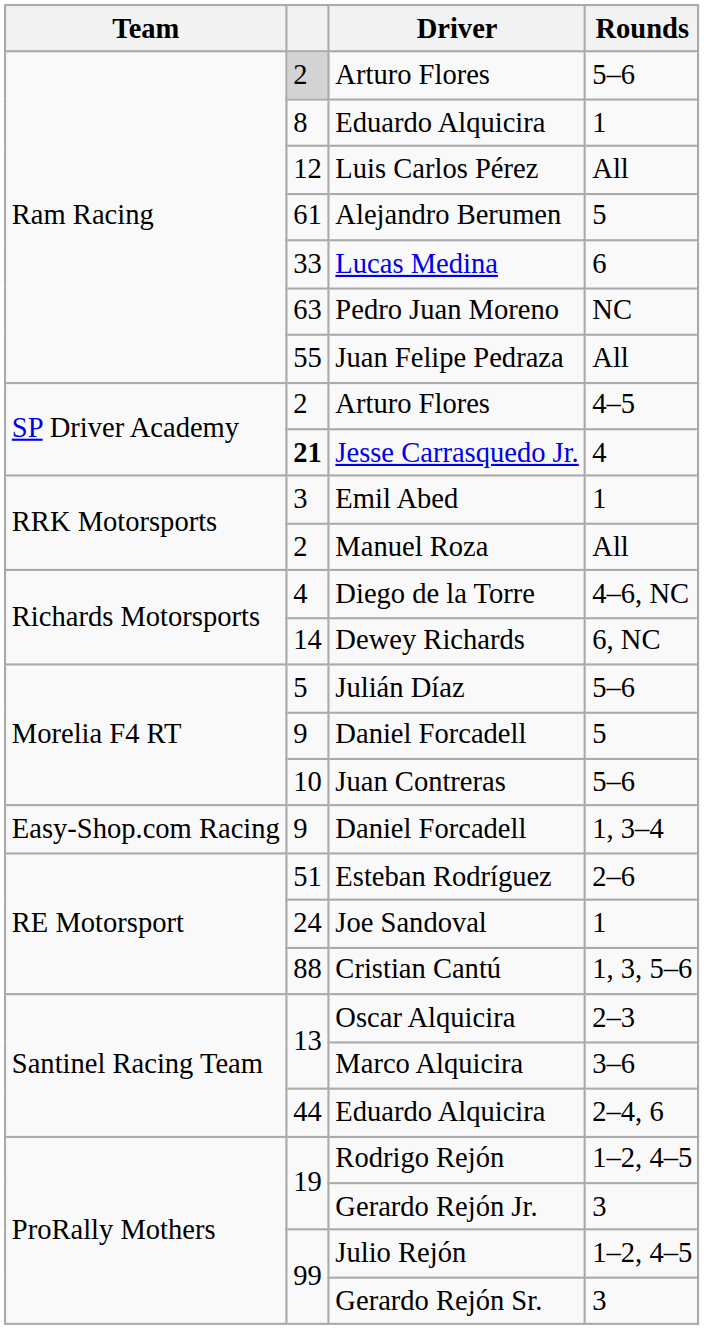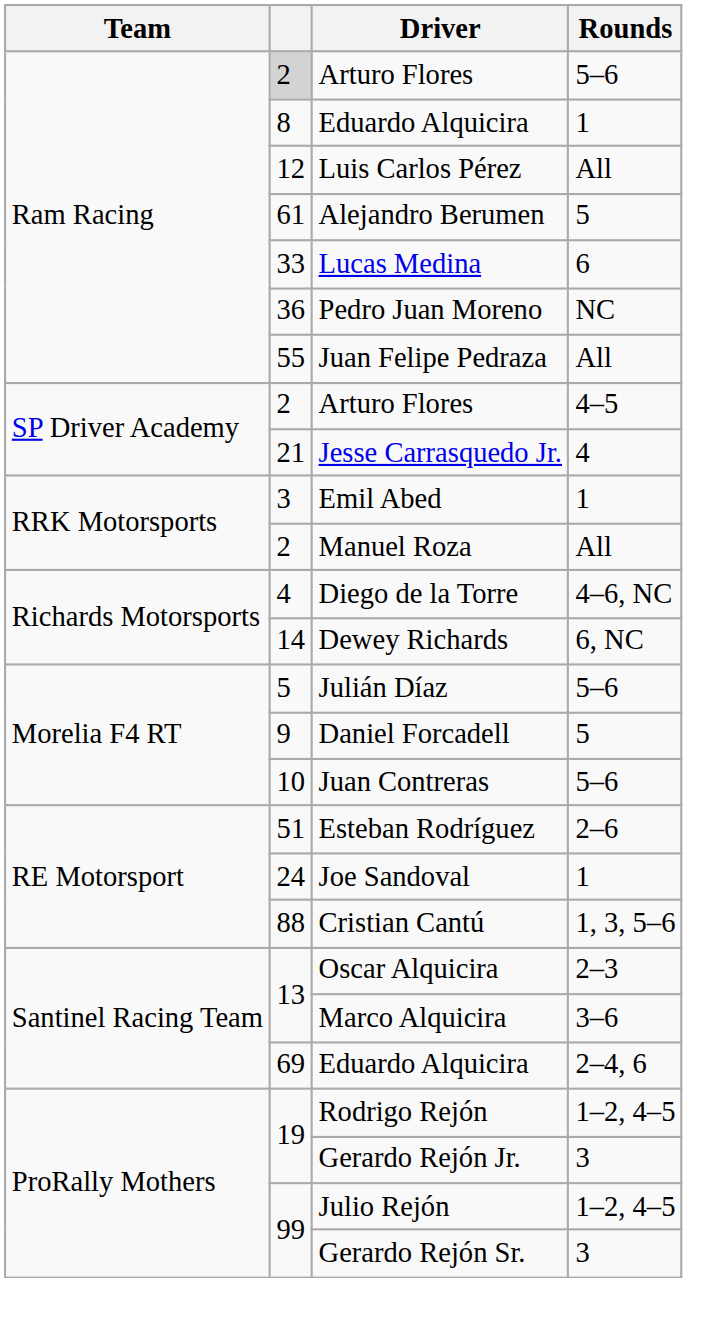(308, 310) 63 -> (291, 310) 36
(308, 451) bold -> (291, 451) normal
- row: (431, 828)
(308, 1111) 44 -> (291, 1064) 69
